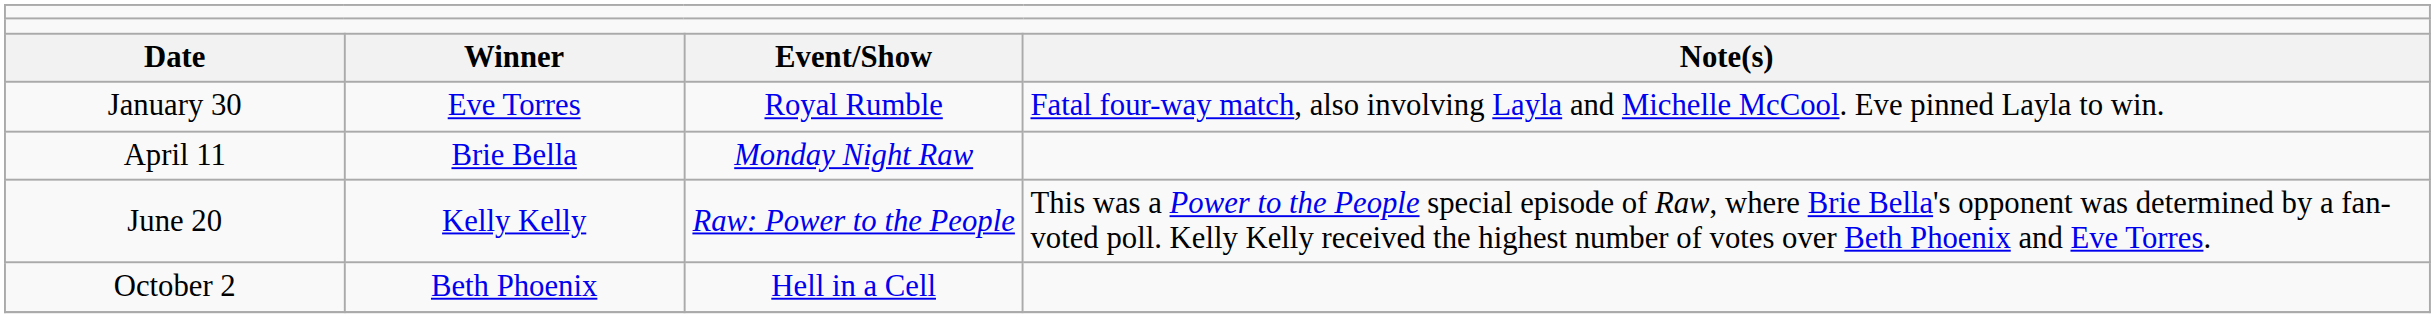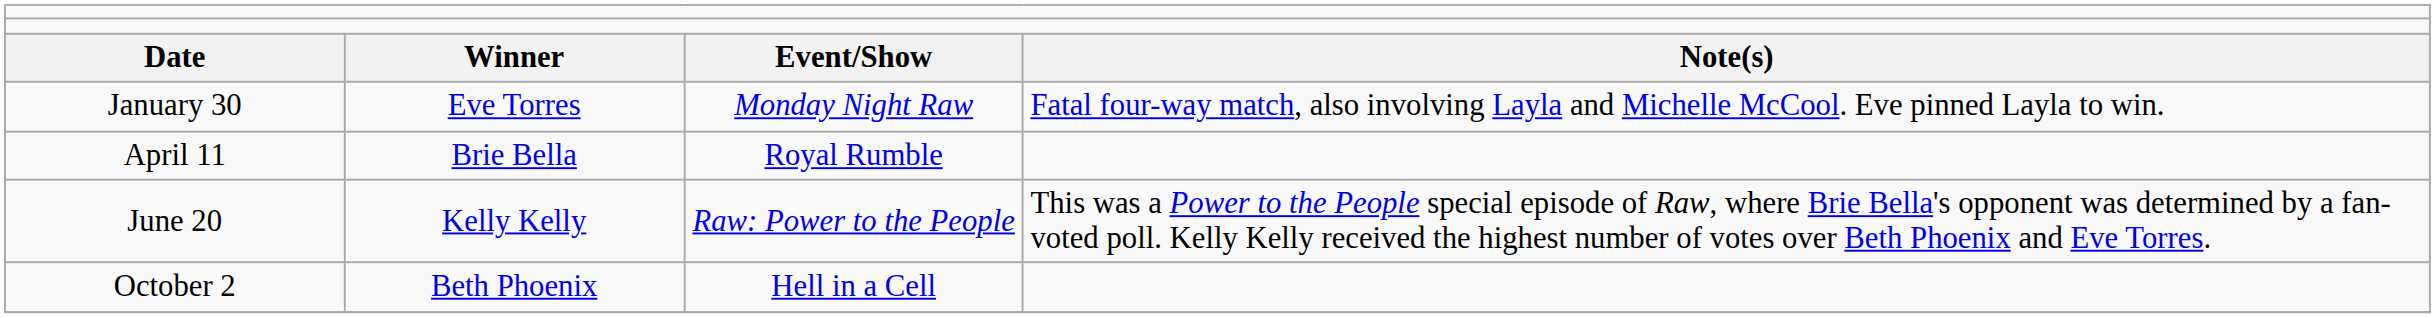(854, 105) Royal Rumble -> (854, 105) Monday Night Raw
(854, 154) Monday Night Raw -> (854, 154) Royal Rumble
